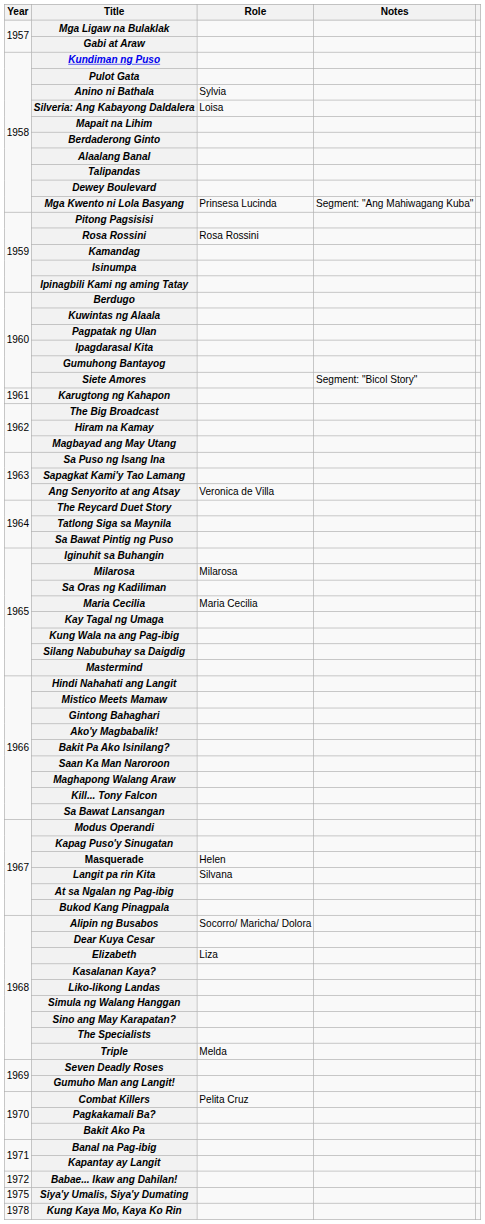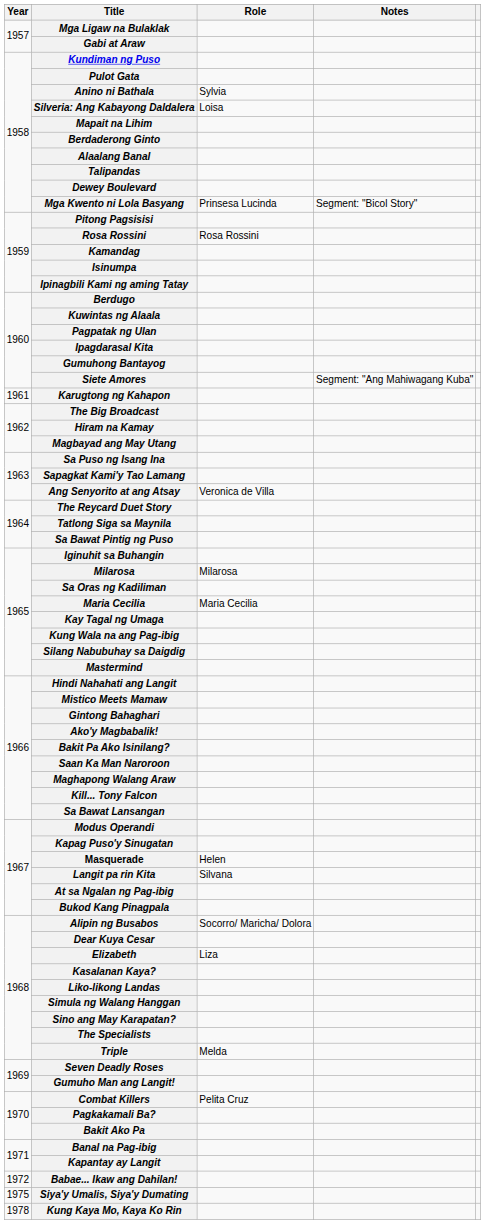(395, 204) Segment: "Ang Mahiwagang Kuba" -> (367, 204) Segment: "Bicol Story"
(367, 380) Segment: "Bicol Story" -> (395, 380) Segment: "Ang Mahiwagang Kuba"
